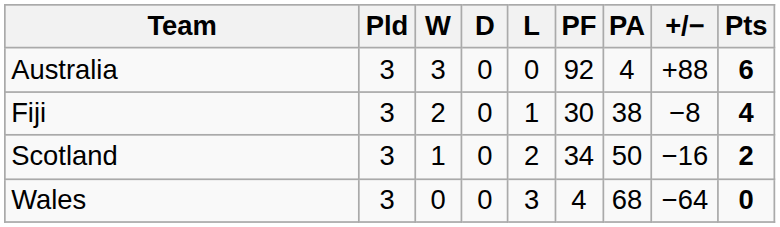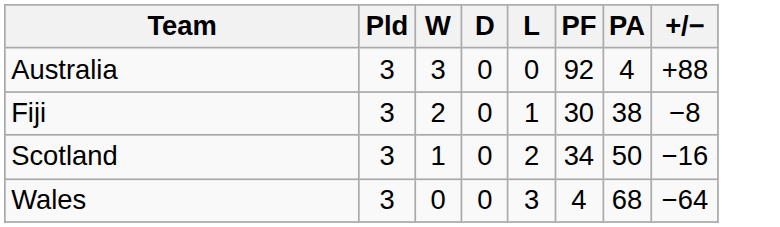- column: (746, 26)
